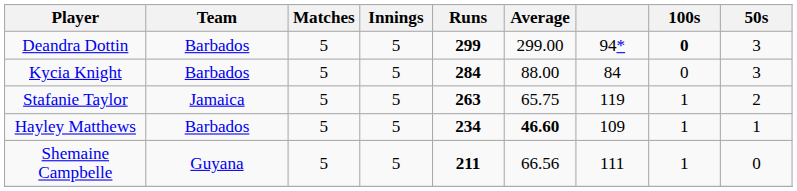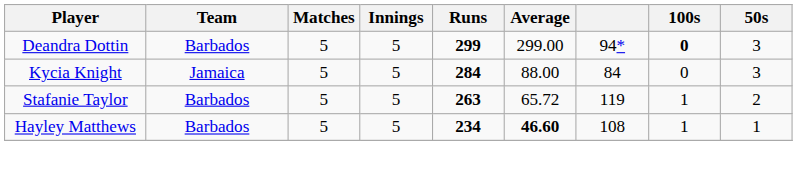(217, 72) Barbados -> (217, 72) Jamaica
(217, 99) Jamaica -> (217, 99) Barbados
(540, 99) 65.75 -> (540, 99) 65.72
(612, 126) 109 -> (612, 126) 108
- row: (75, 163)
